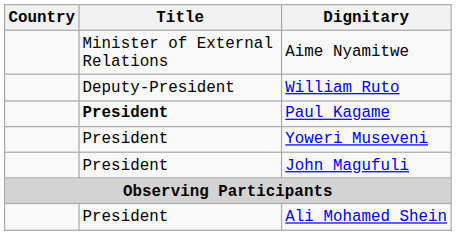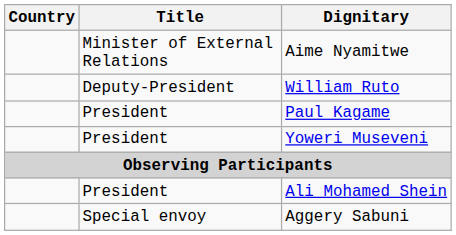(125, 113) bold -> (125, 113) normal
- row: (347, 165)
+ row: (347, 217)
